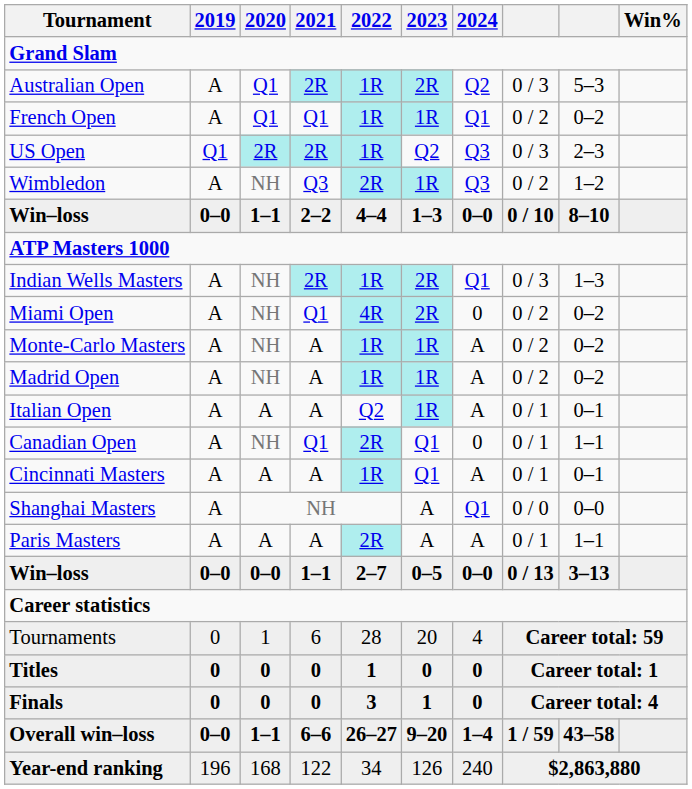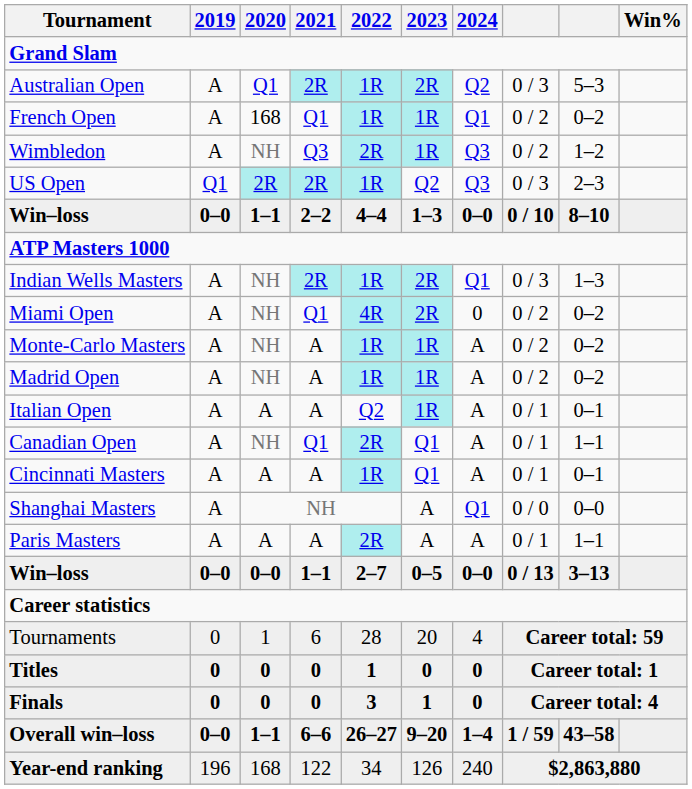(265, 118) Q1 -> (265, 118) 168
rows swapped: (57, 183) <-> (47, 150)
(477, 442) 0 -> (477, 442) A
